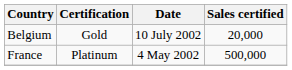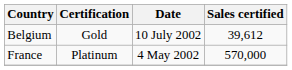(245, 34) 20,000 -> (245, 34) 39,612
(245, 55) 500,000 -> (245, 55) 570,000
